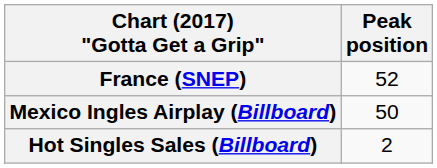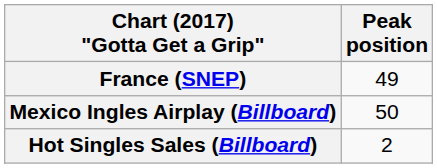(387, 78) 52 -> (387, 78) 49
